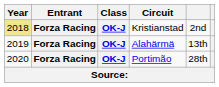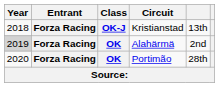(18, 27) khaki background -> (18, 27) no background
(198, 27) 2nd -> (198, 27) 13th
(18, 43) no background -> (18, 43) lightgrey background
(114, 43) OK-J -> (114, 43) OK
(198, 43) 13th -> (198, 43) 2nd
(114, 59) OK-J -> (114, 59) OK
